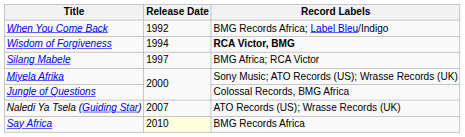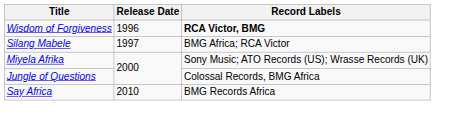- row: (57, 28)
(157, 44) 1994 -> (128, 28) 1996
- row: (74, 108)
(157, 124) lightyellow background -> (128, 92) no background
